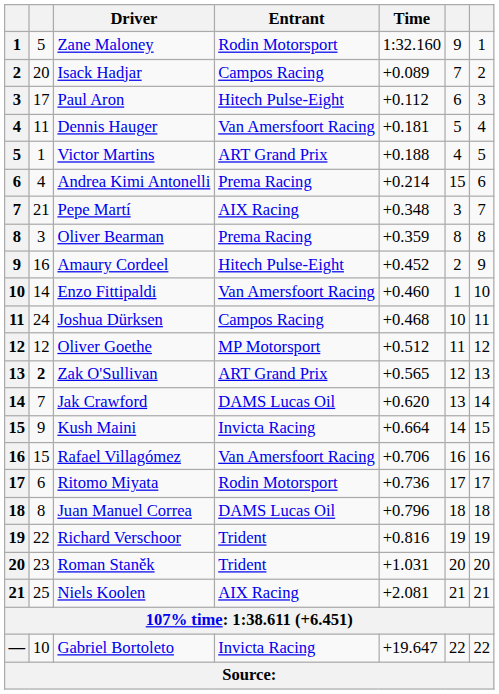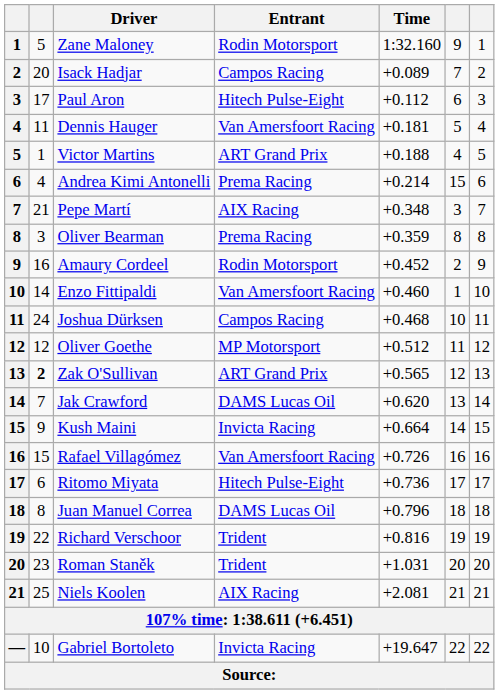(281, 264) Hitech Pulse-Eight -> (278, 264) Rodin Motorsport
(406, 455) +0.706 -> (406, 455) +0.726
(278, 483) Rodin Motorsport -> (281, 483) Hitech Pulse-Eight
